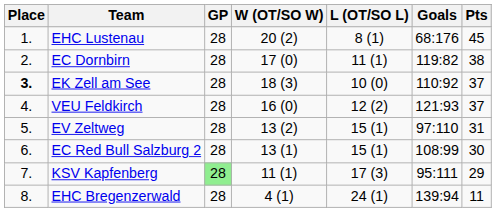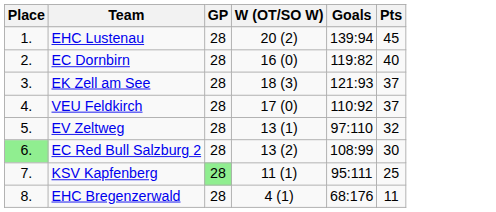- column: (369, 15)
(437, 38) 68:176 -> (352, 38) 139:94
(279, 60) 17 (0) -> (279, 60) 16 (0)
(477, 60) 38 -> (391, 60) 40
(26, 83) bold -> (26, 83) normal
(437, 83) 110:92 -> (352, 83) 121:93
(279, 106) 16 (0) -> (279, 106) 17 (0)
(437, 106) 121:93 -> (352, 106) 110:92
(279, 128) 13 (2) -> (279, 128) 13 (1)
(477, 128) 31 -> (391, 128) 32
(26, 151) no background -> (26, 151) lightgreen background
(279, 151) 13 (1) -> (279, 151) 13 (2)
(477, 173) 29 -> (391, 173) 25
(437, 196) 139:94 -> (352, 196) 68:176
